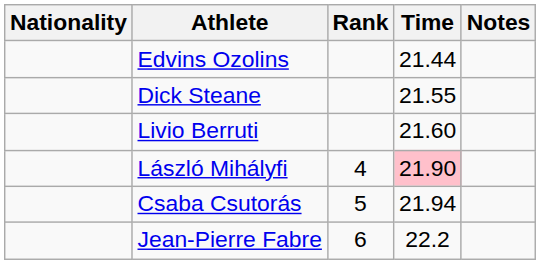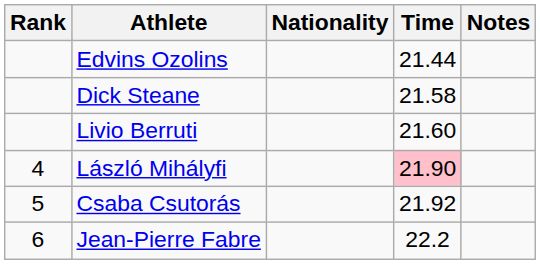columns swapped: (360, 22) <-> (68, 22)
(428, 95) 21.55 -> (428, 95) 21.58
(428, 204) 21.94 -> (428, 204) 21.92
